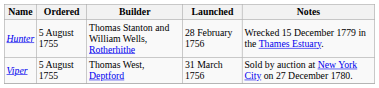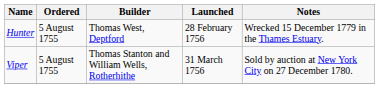(129, 38) Thomas Stanton and William Wells, Rotherhithe -> (117, 33) Thomas West, Deptford
(117, 70) Thomas West, Deptford -> (129, 65) Thomas Stanton and William Wells, Rotherhithe
